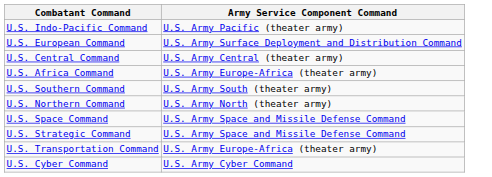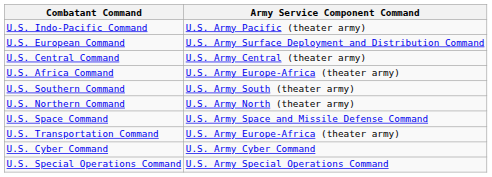- row: (69, 134)
+ row: (94, 165)
